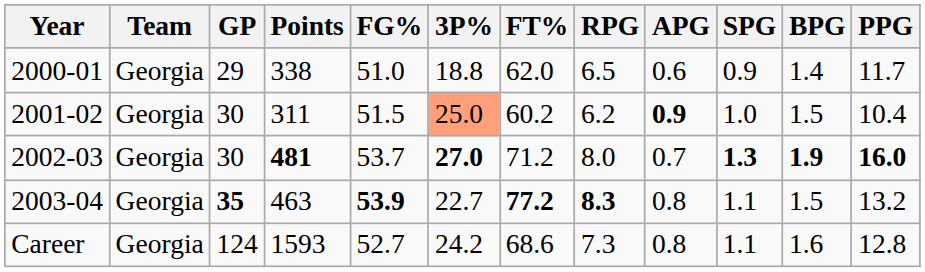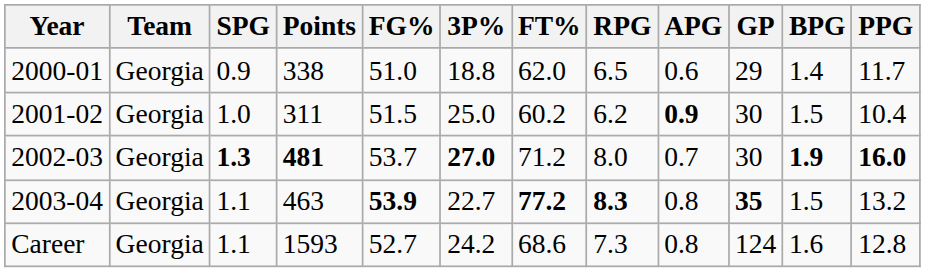columns swapped: (237, 26) <-> (749, 26)
(459, 113) lightsalmon background -> (471, 113) no background
